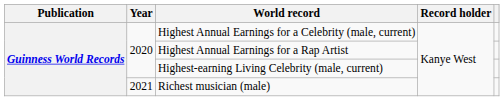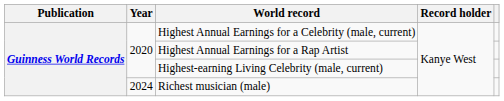(141, 86) 2021 -> (141, 86) 2024
